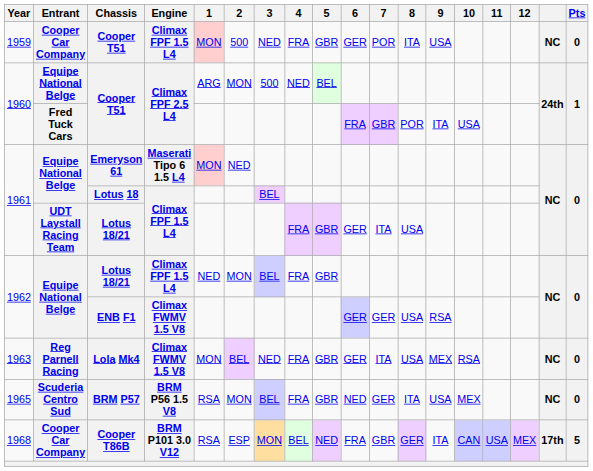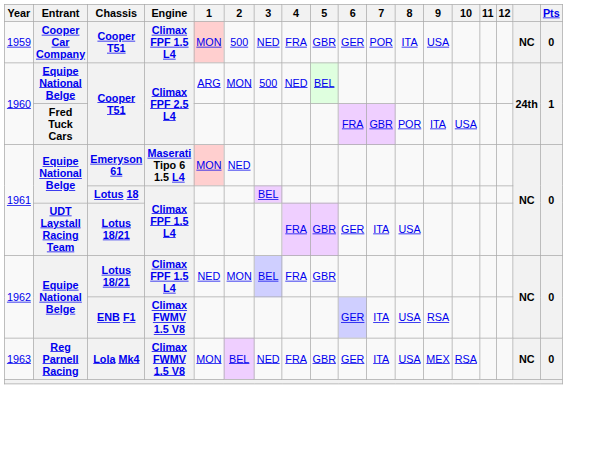(384, 318) GER -> (381, 318) ITA
- row: (19, 400)
- row: (19, 441)
